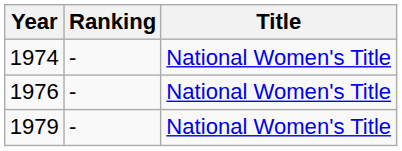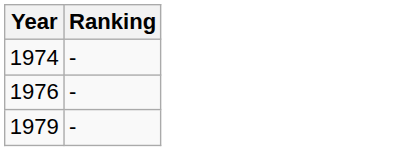- column: (279, 22)
